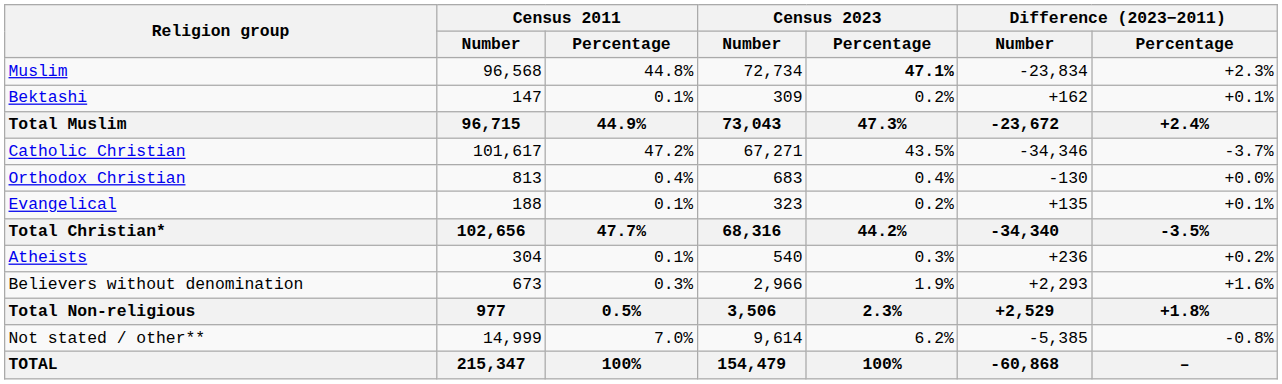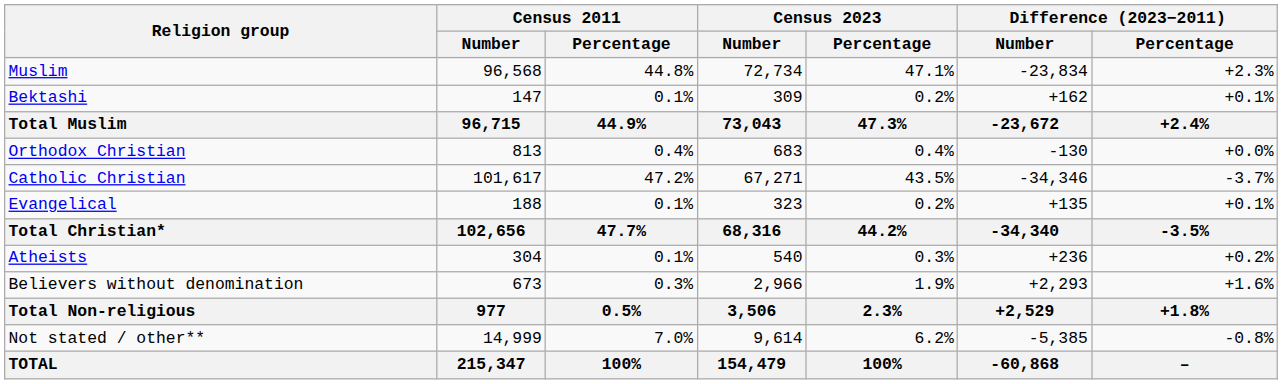(929, 71) bold -> (929, 71) normal
rows swapped: (97, 151) <-> (97, 178)
